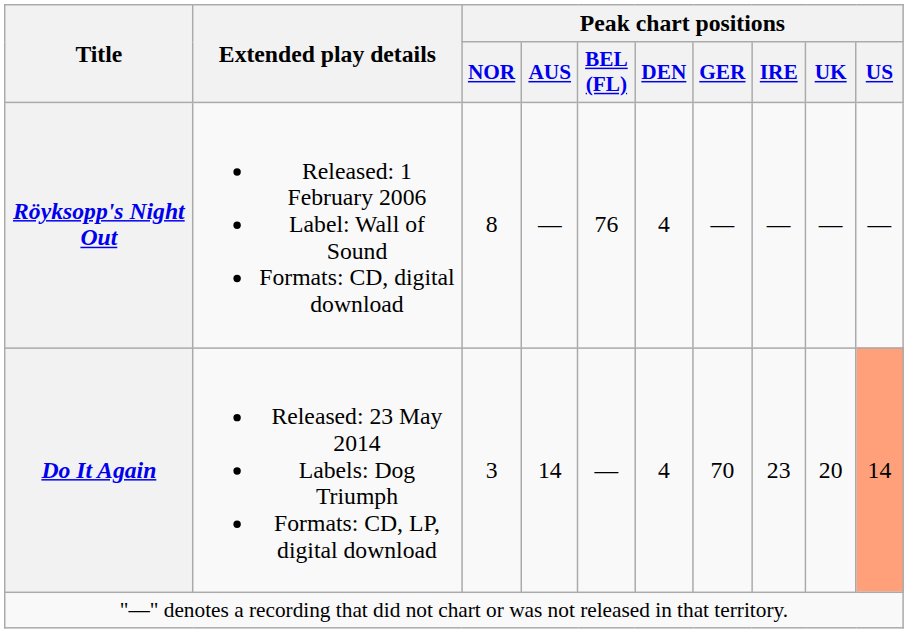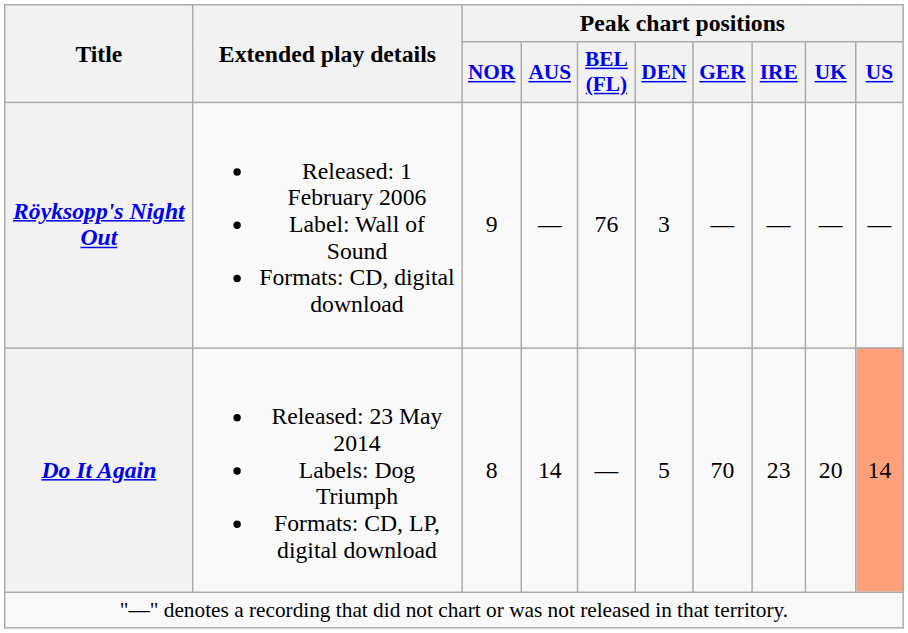(492, 224) 8 -> (492, 224) 9
(664, 224) 4 -> (664, 224) 3
(492, 469) 3 -> (492, 469) 8
(664, 469) 4 -> (664, 469) 5
